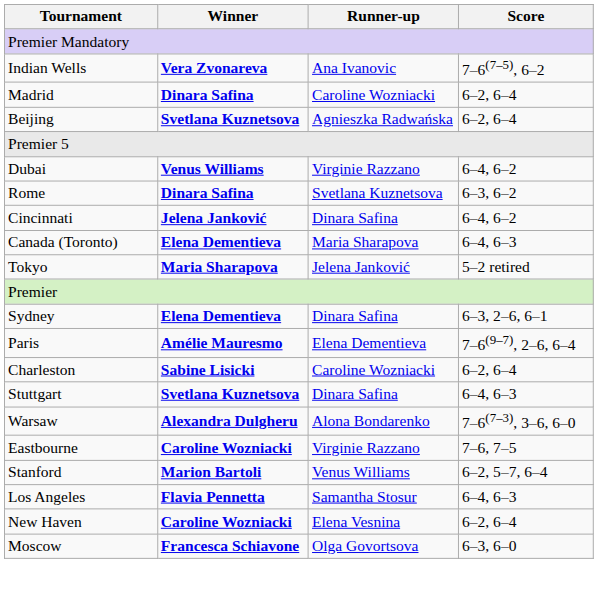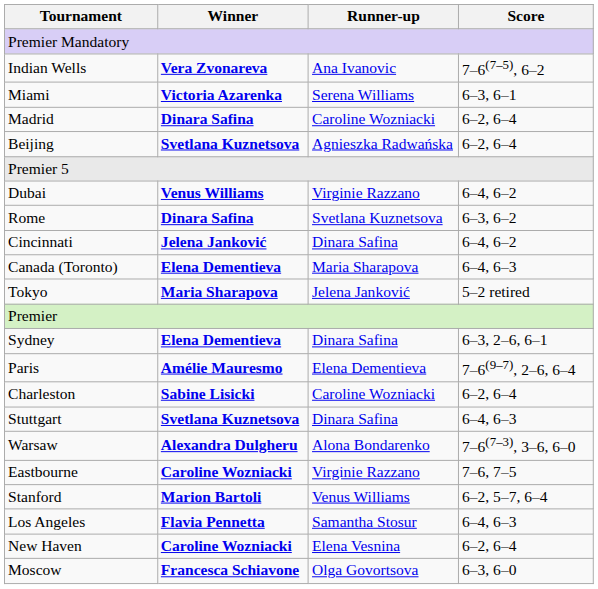+ row: (29, 94)
